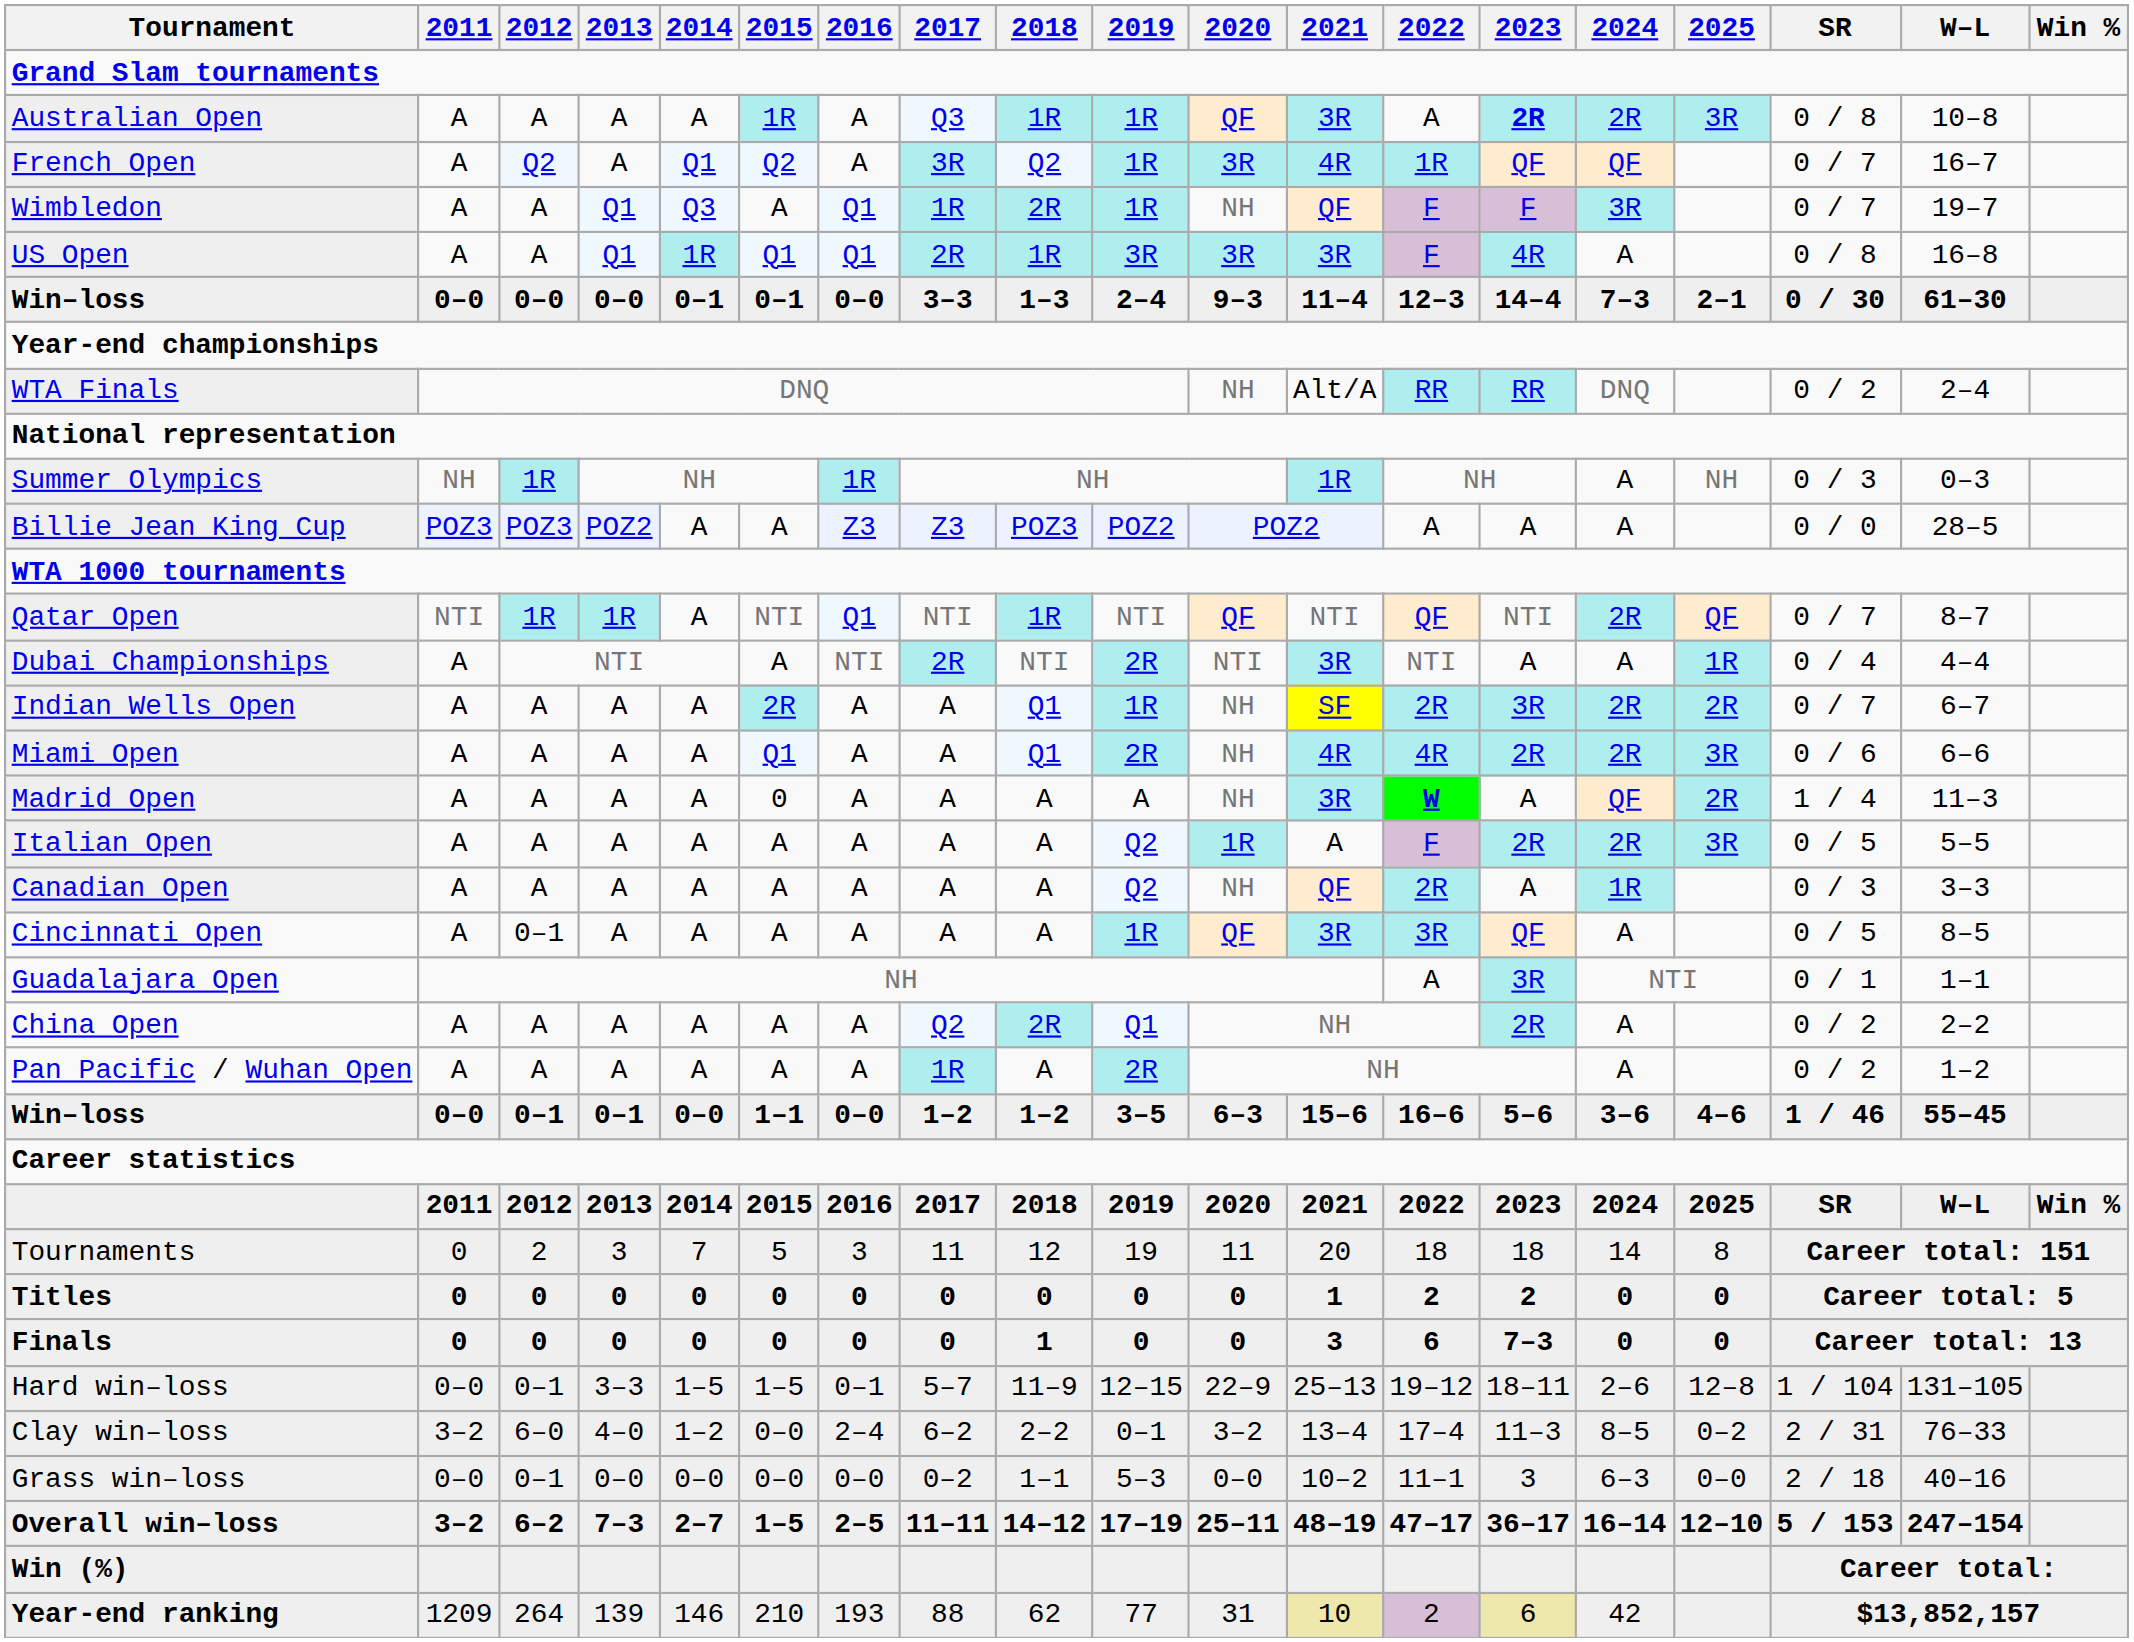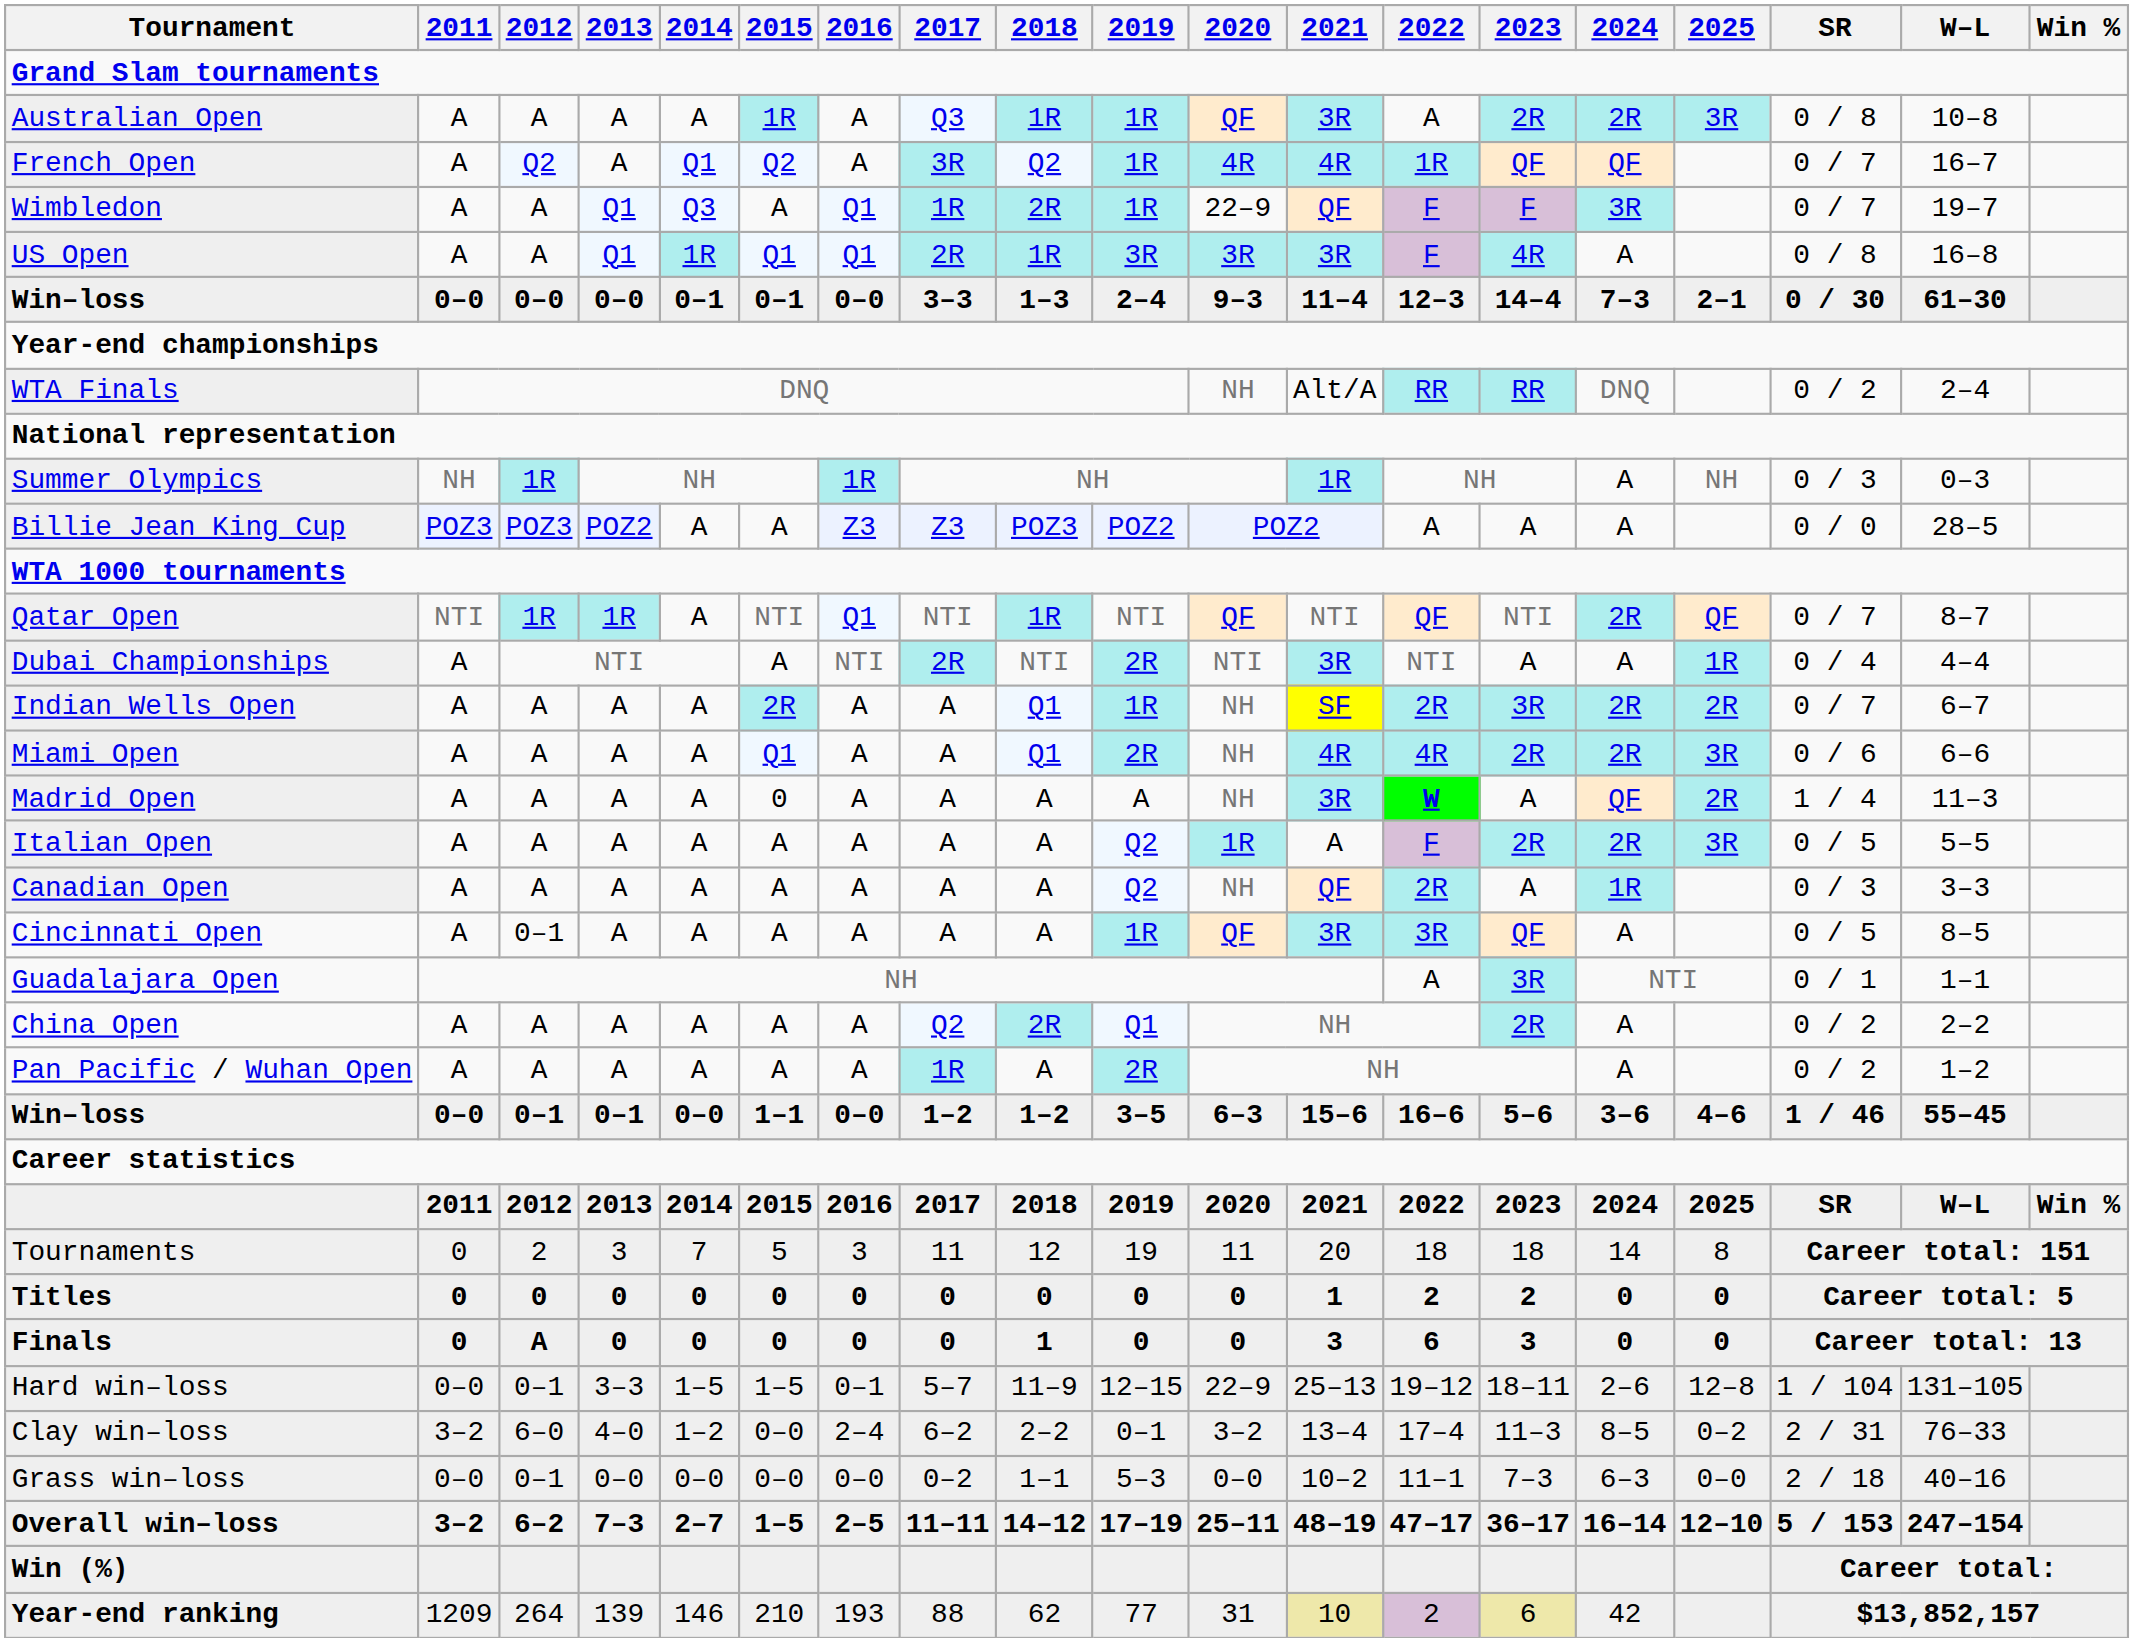(1528, 118) bold -> (1528, 118) normal
(1238, 164) 3R -> (1238, 164) 4R
(1238, 209) NH -> (1238, 209) 22–9
(539, 1343) 0 -> (539, 1343) A
(1528, 1343) 7–3 -> (1528, 1343) 3
(1528, 1479) 3 -> (1528, 1479) 7–3
